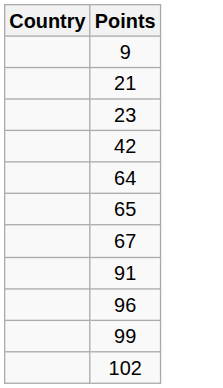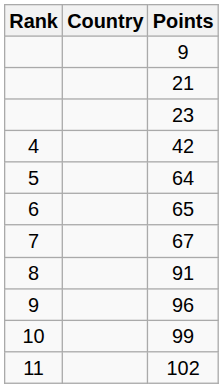+ column: (34, 21)
